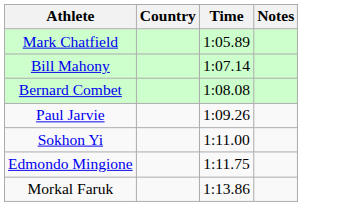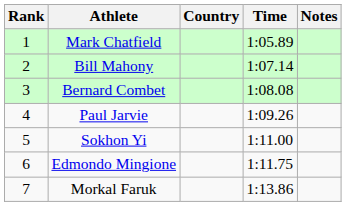+ column: (26, 16)
